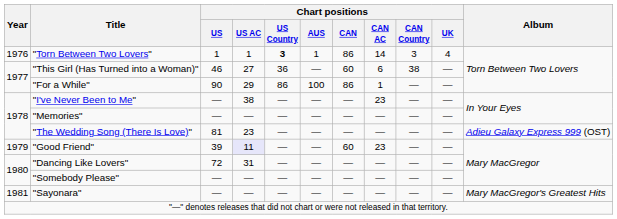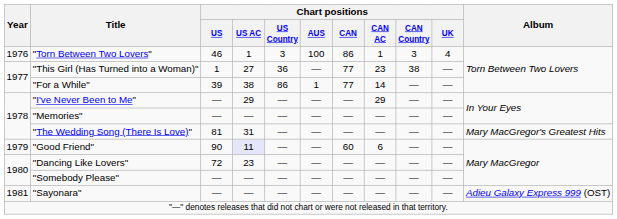(217, 54) 1 -> (217, 54) 46
(282, 54) bold -> (282, 54) normal
(316, 54) 1 -> (316, 54) 100
(380, 54) 14 -> (380, 54) 1
(217, 69) 46 -> (217, 69) 1
(348, 69) 60 -> (348, 69) 77
(380, 69) 6 -> (380, 69) 23
(217, 85) 90 -> (217, 85) 39
(249, 85) 29 -> (249, 85) 38
(316, 85) 100 -> (316, 85) 1
(348, 85) 86 -> (348, 85) 77
(380, 85) 1 -> (380, 85) 14
(249, 100) 38 -> (249, 100) 29
(380, 100) 23 -> (380, 100) 29
(249, 131) 23 -> (249, 131) 31
(538, 131) Adieu Galaxy Express 999 (OST) -> (536, 131) Mary MacGregor's Greatest Hits
(217, 147) 39 -> (217, 147) 90
(380, 147) 23 -> (380, 147) 6
(249, 162) 31 -> (249, 162) 23
(536, 193) Mary MacGregor's Greatest Hits -> (538, 193) Adieu Galaxy Express 999 (OST)
